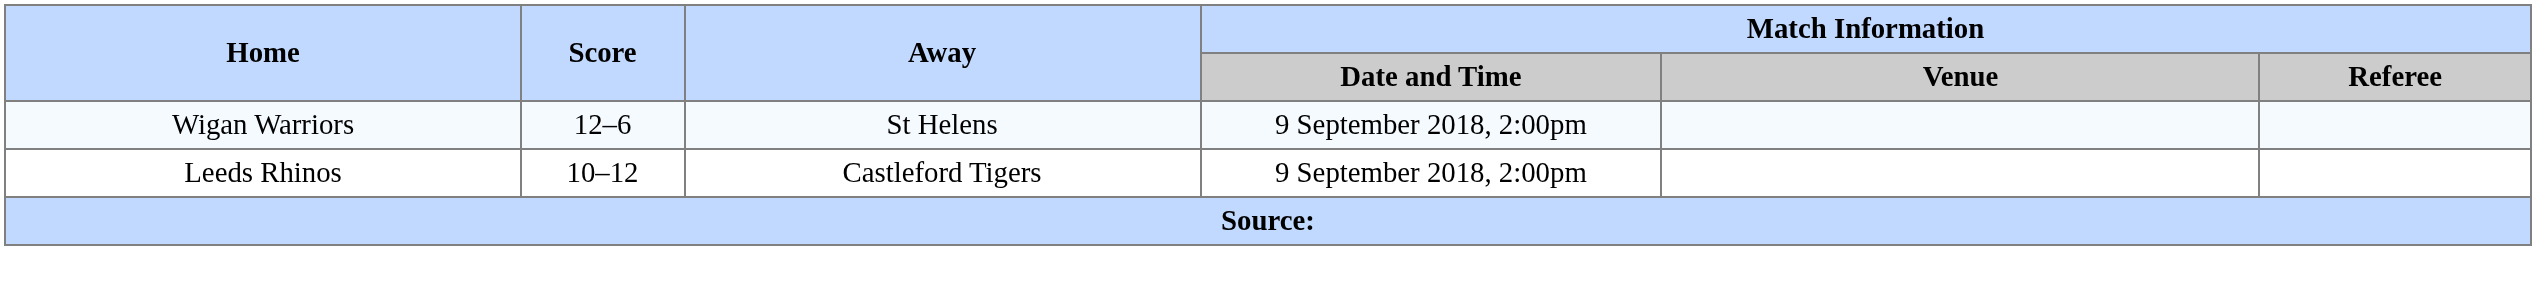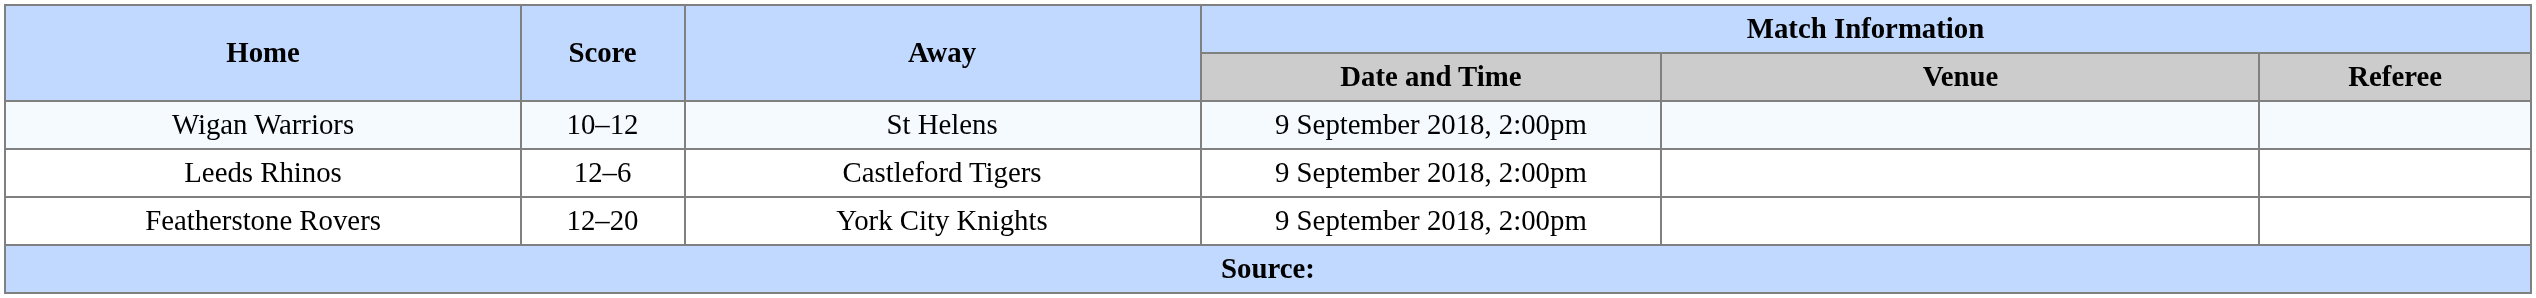(603, 124) 12–6 -> (603, 124) 10–12
(603, 172) 10–12 -> (603, 172) 12–6
+ row: (263, 220)
